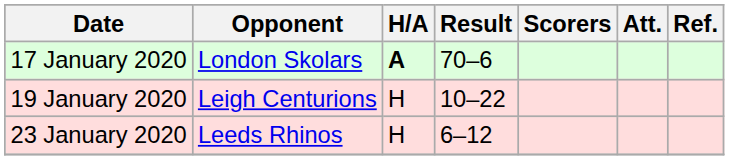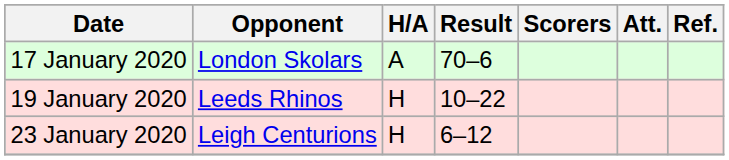(396, 60) bold -> (396, 60) normal
(287, 98) Leigh Centurions -> (270, 98) Leeds Rhinos
(270, 135) Leeds Rhinos -> (287, 135) Leigh Centurions
